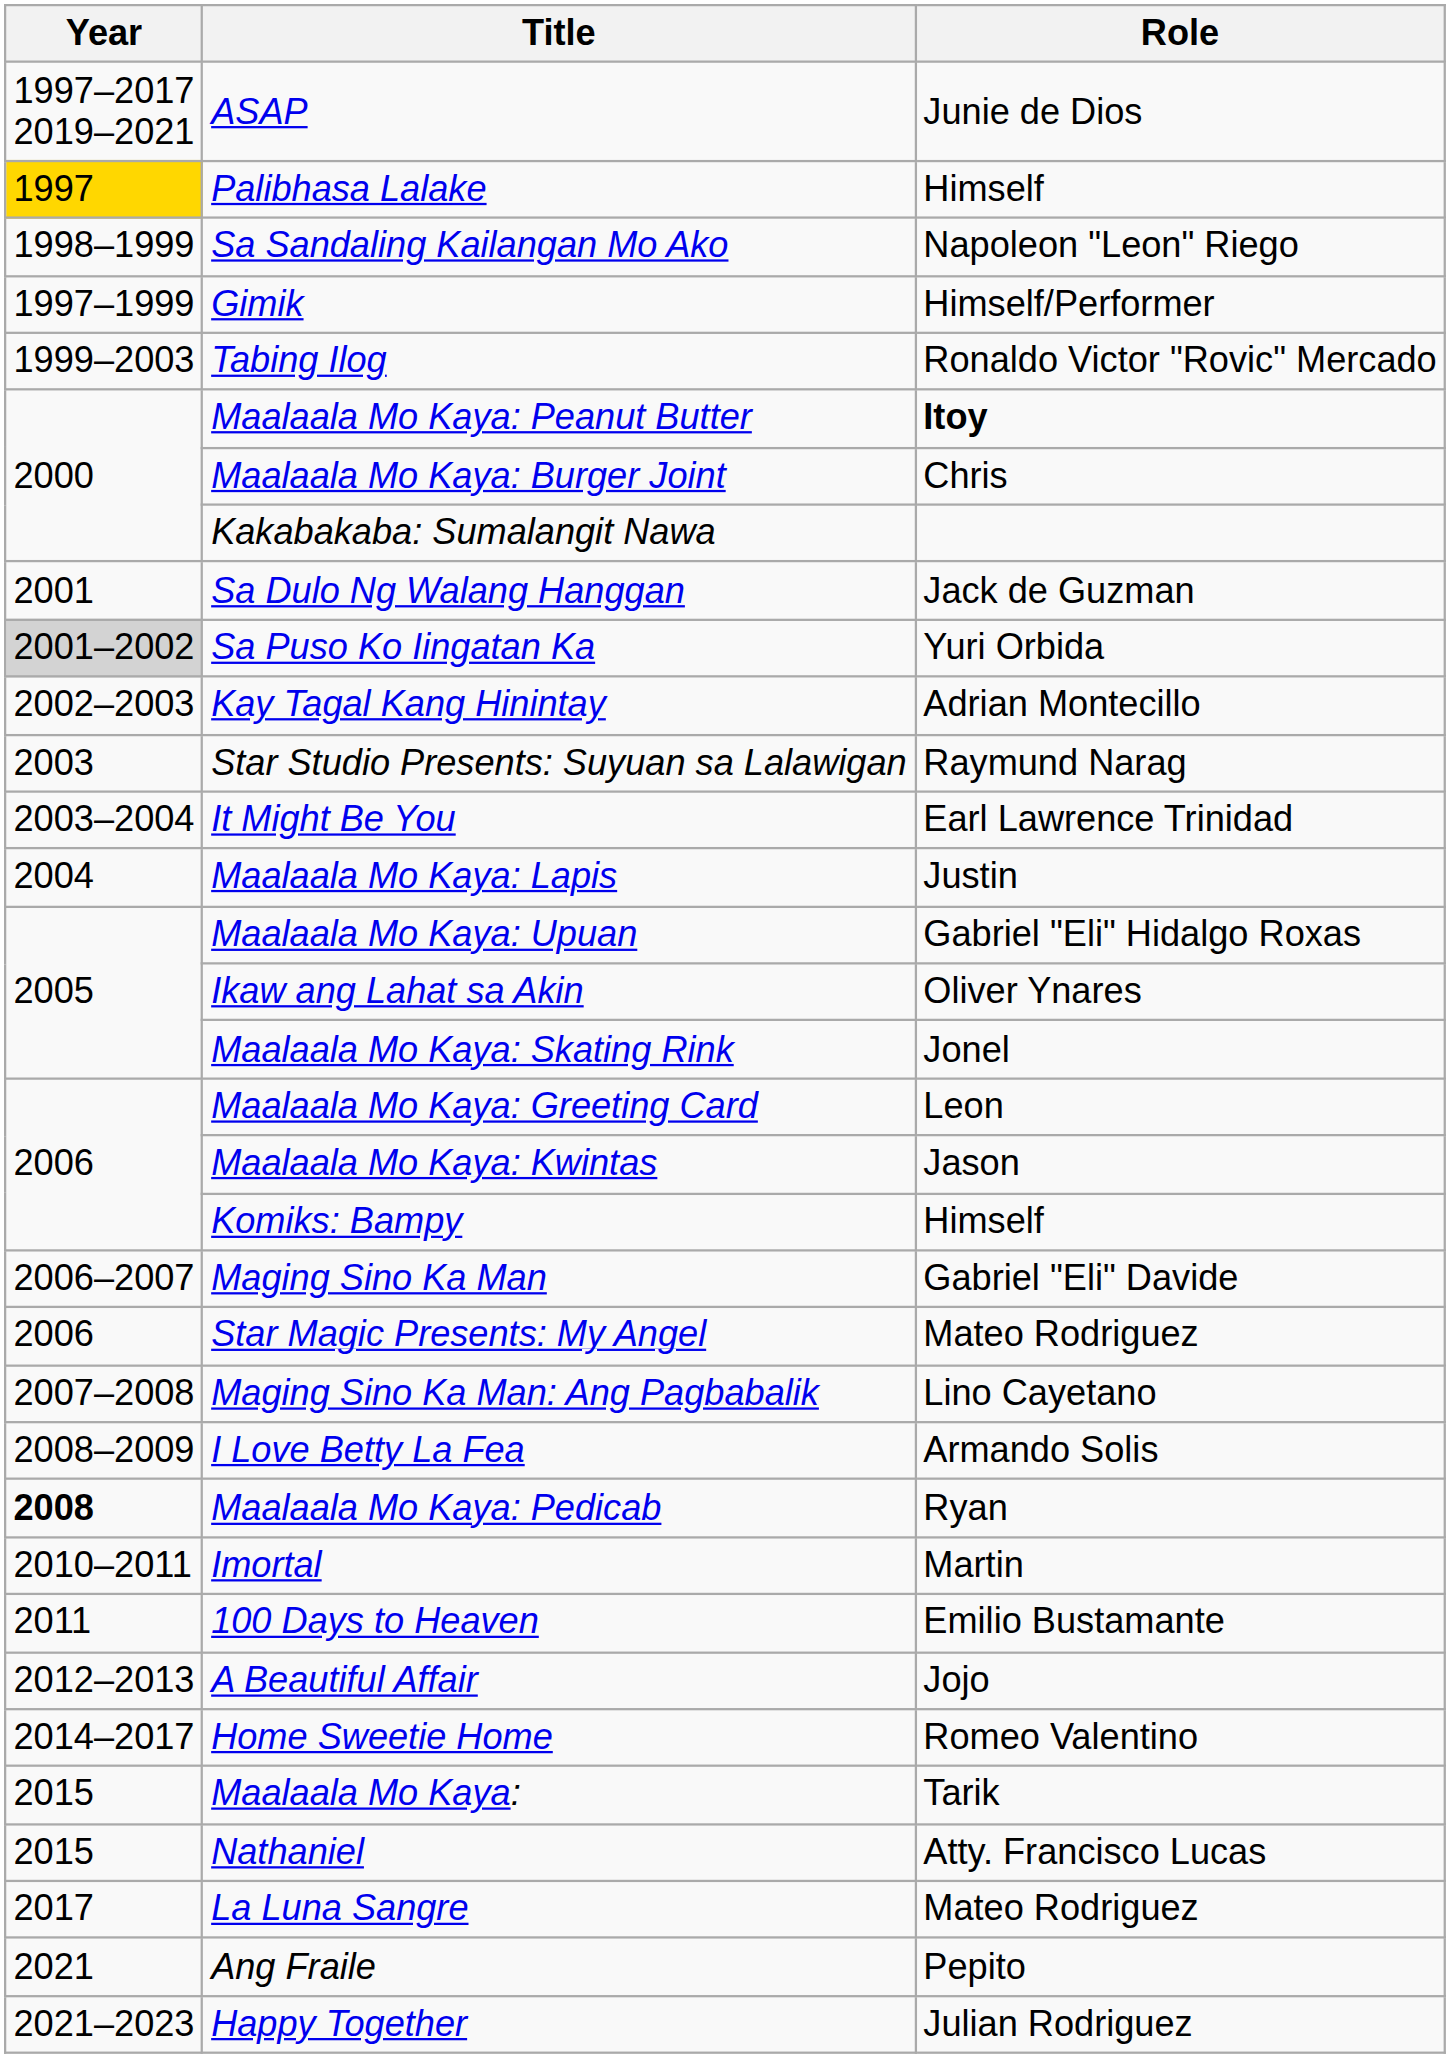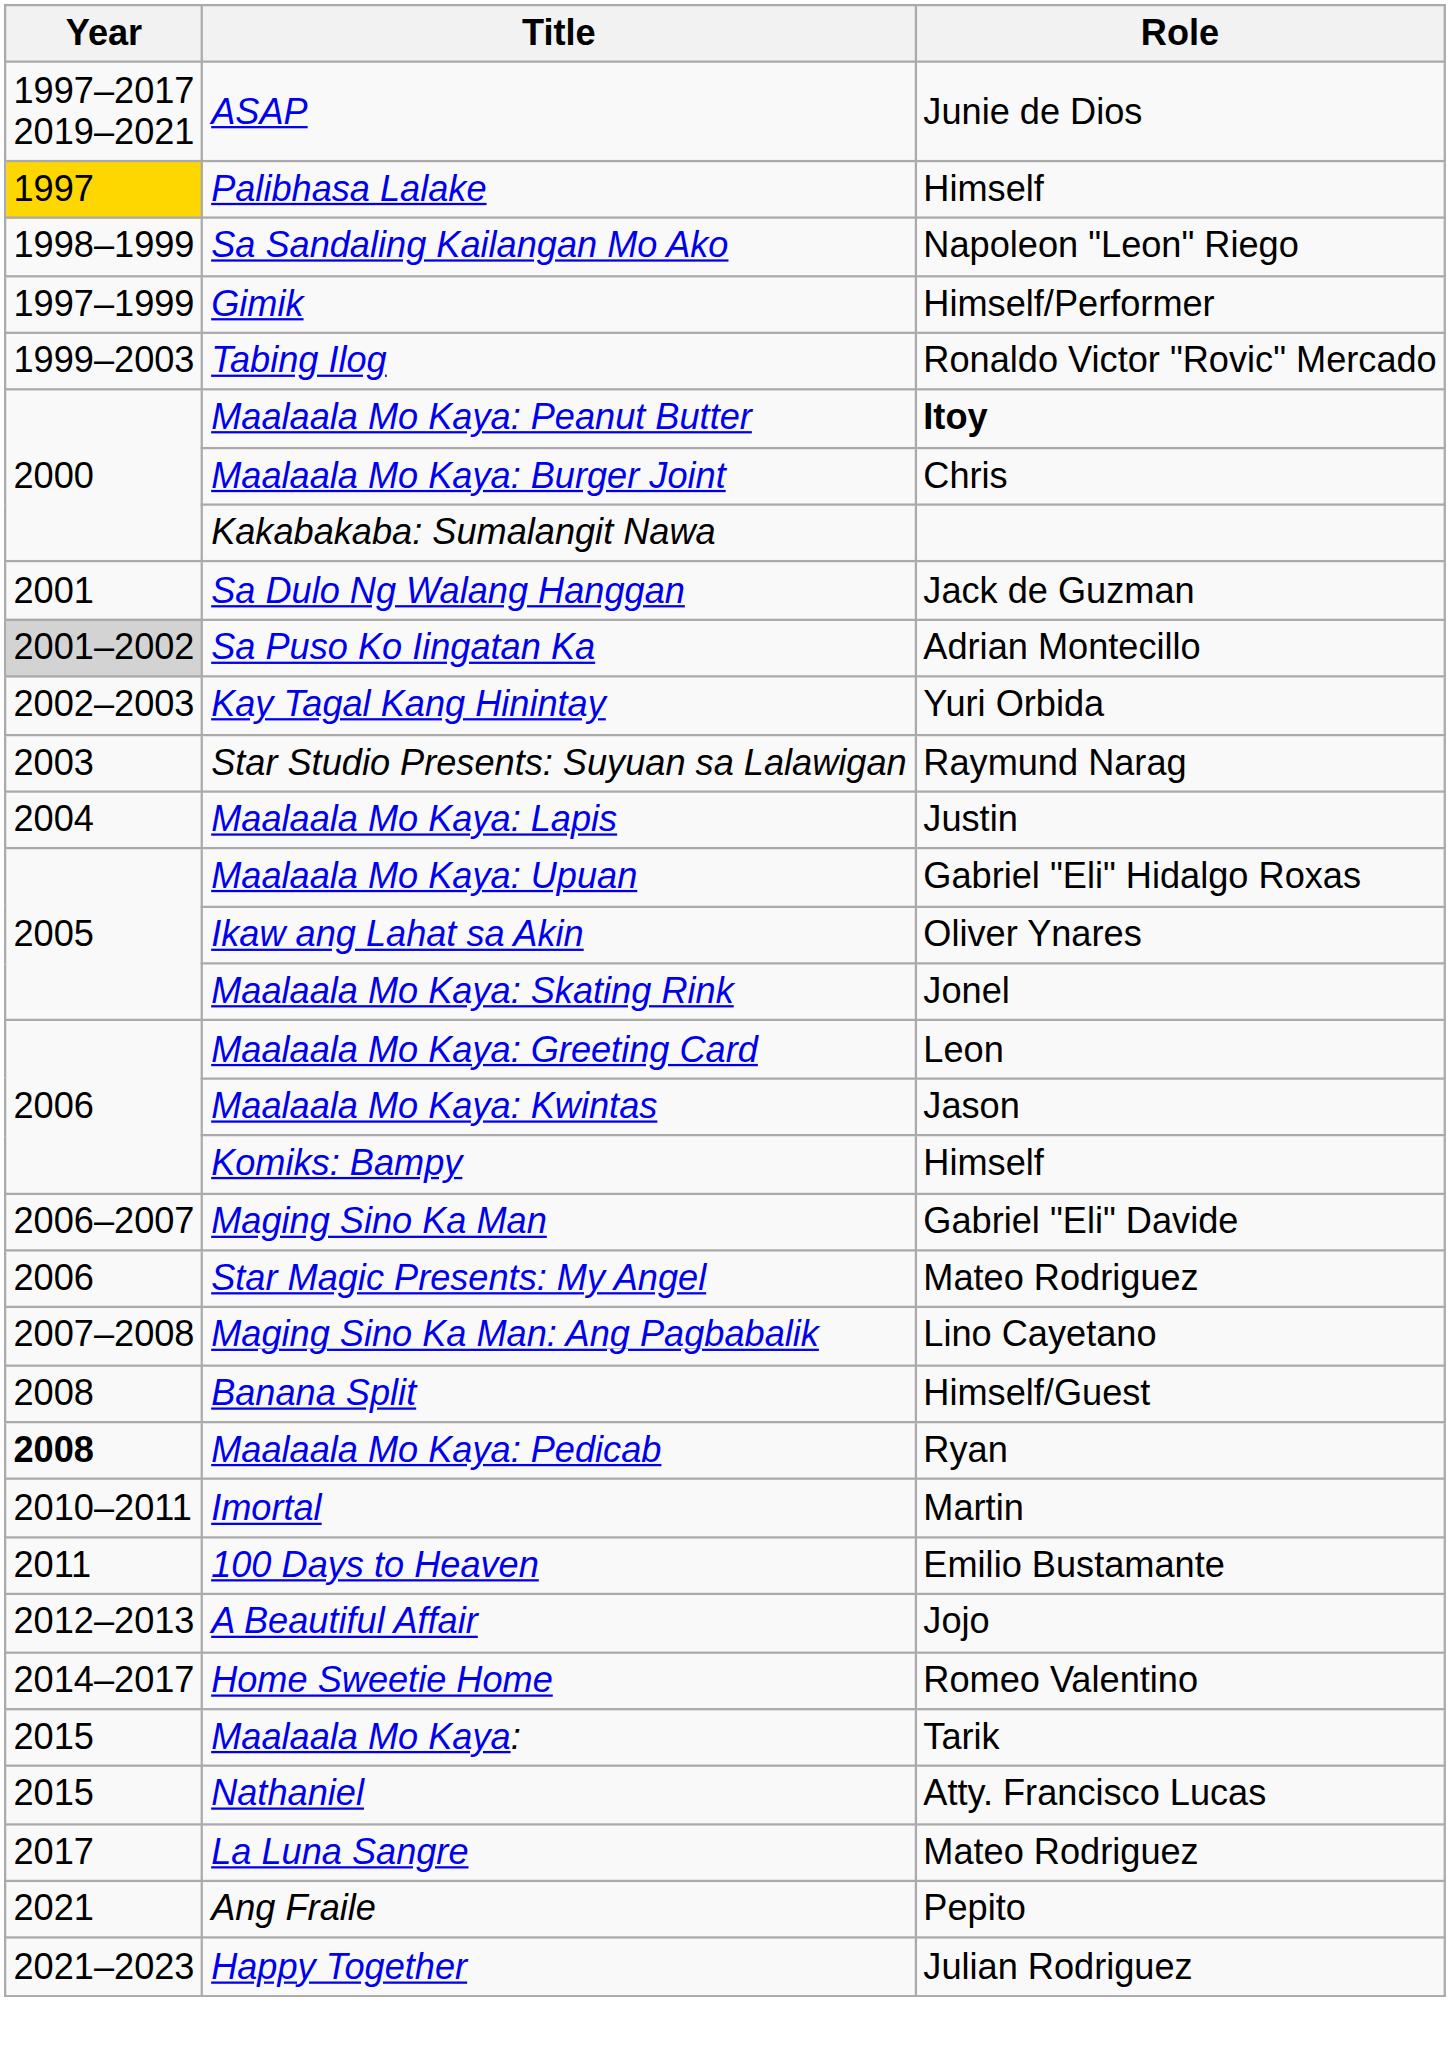(1014, 647) Yuri Orbida -> (1062, 647) Adrian Montecillo
(1062, 704) Adrian Montecillo -> (1014, 704) Yuri Orbida
- row: (333, 819)
+ row: (314, 1392)
- row: (368, 1450)
